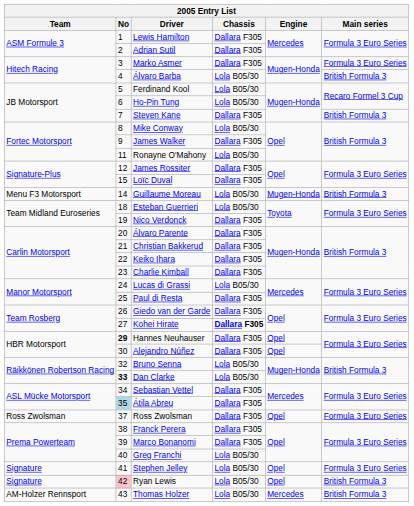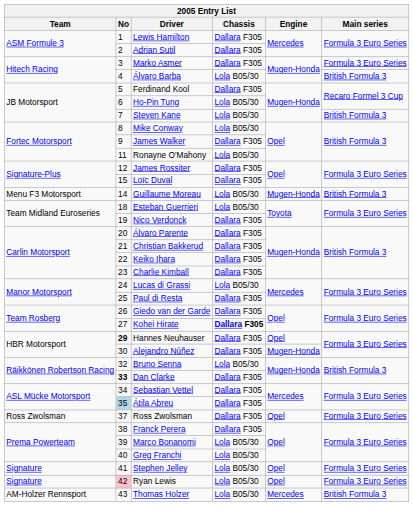(237, 89) Lola B05/30 -> (238, 89) Dallara F305
(238, 115) Dallara F305 -> (237, 115) Lola B05/30
(276, 350) Opel -> (293, 350) Mugen-Honda
(237, 377) Lola B05/30 -> (238, 377) Dallara F305
(238, 442) Dallara F305 -> (237, 442) Lola B05/30
(355, 481) British Formula 3 -> (365, 481) Formula 3 Euro Series
